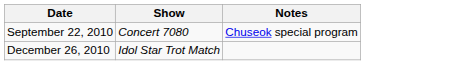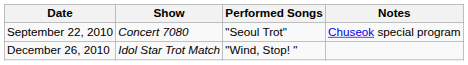+ column: (274, 13)
